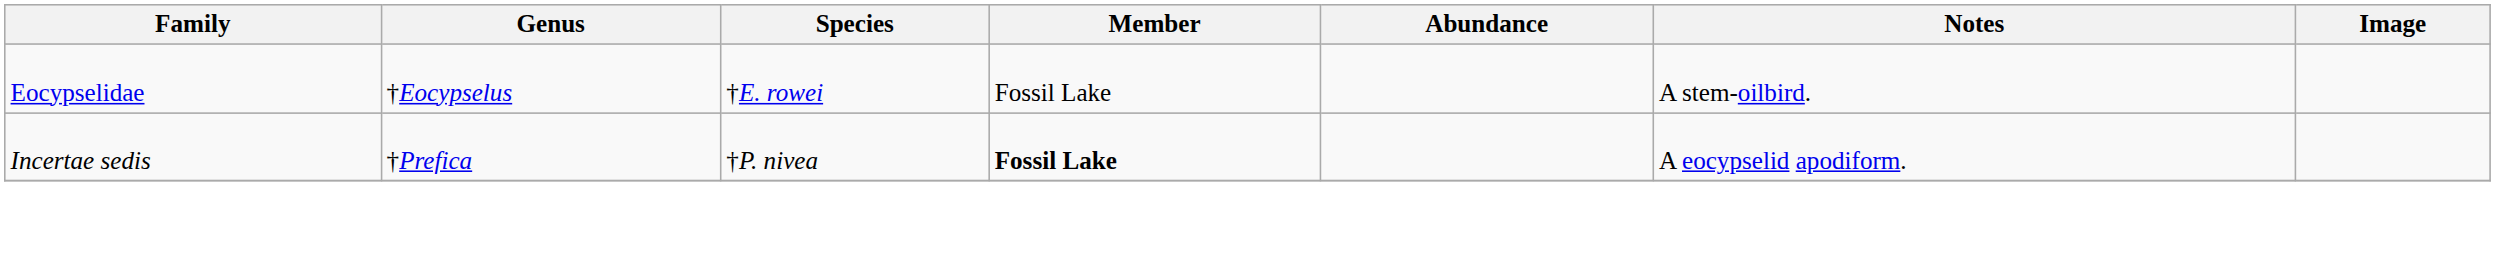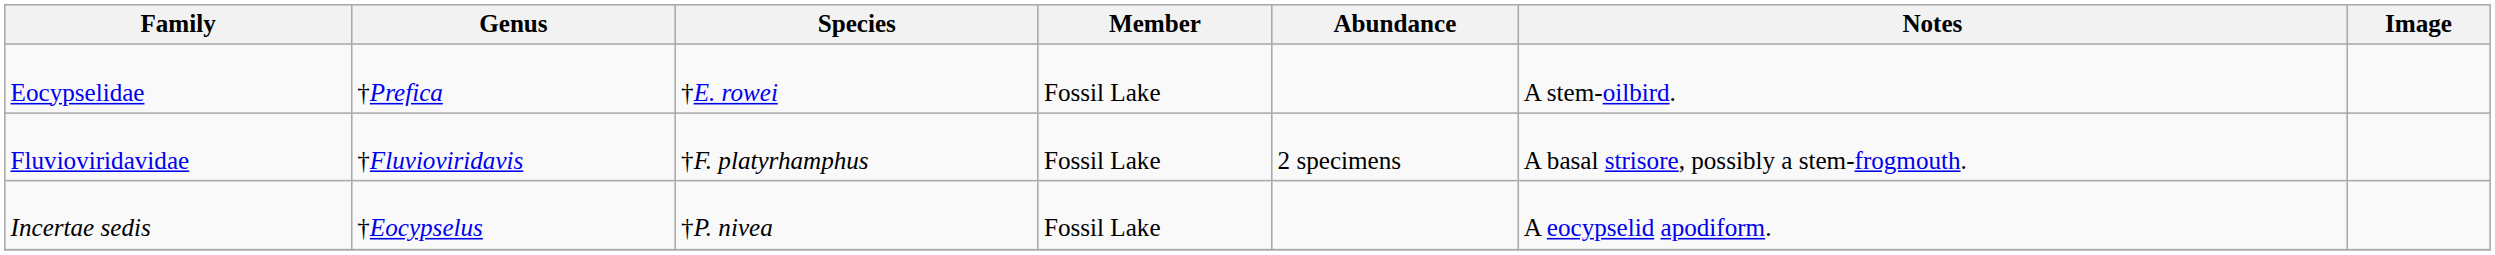(449, 92) †Eocypselus -> (400, 92) †Prefica
+ row: (100, 160)
(429, 160) †Prefica -> (420, 228) †Eocypselus
(1056, 160) bold -> (1102, 228) normal
